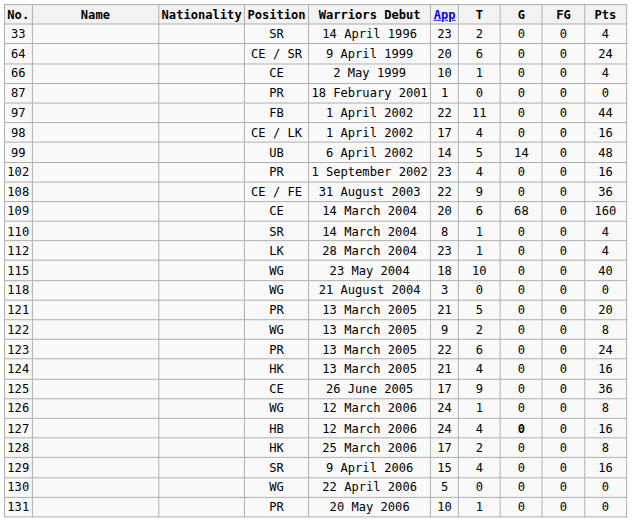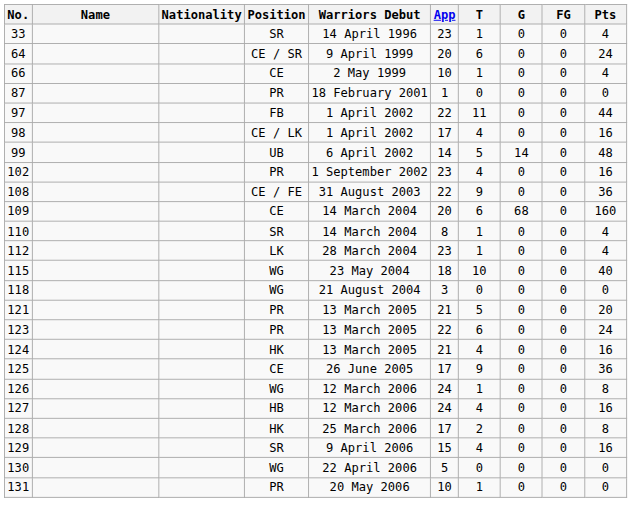(479, 34) 2 -> (479, 34) 1
- row: (18, 330)
(521, 428) bold -> (521, 408) normal
